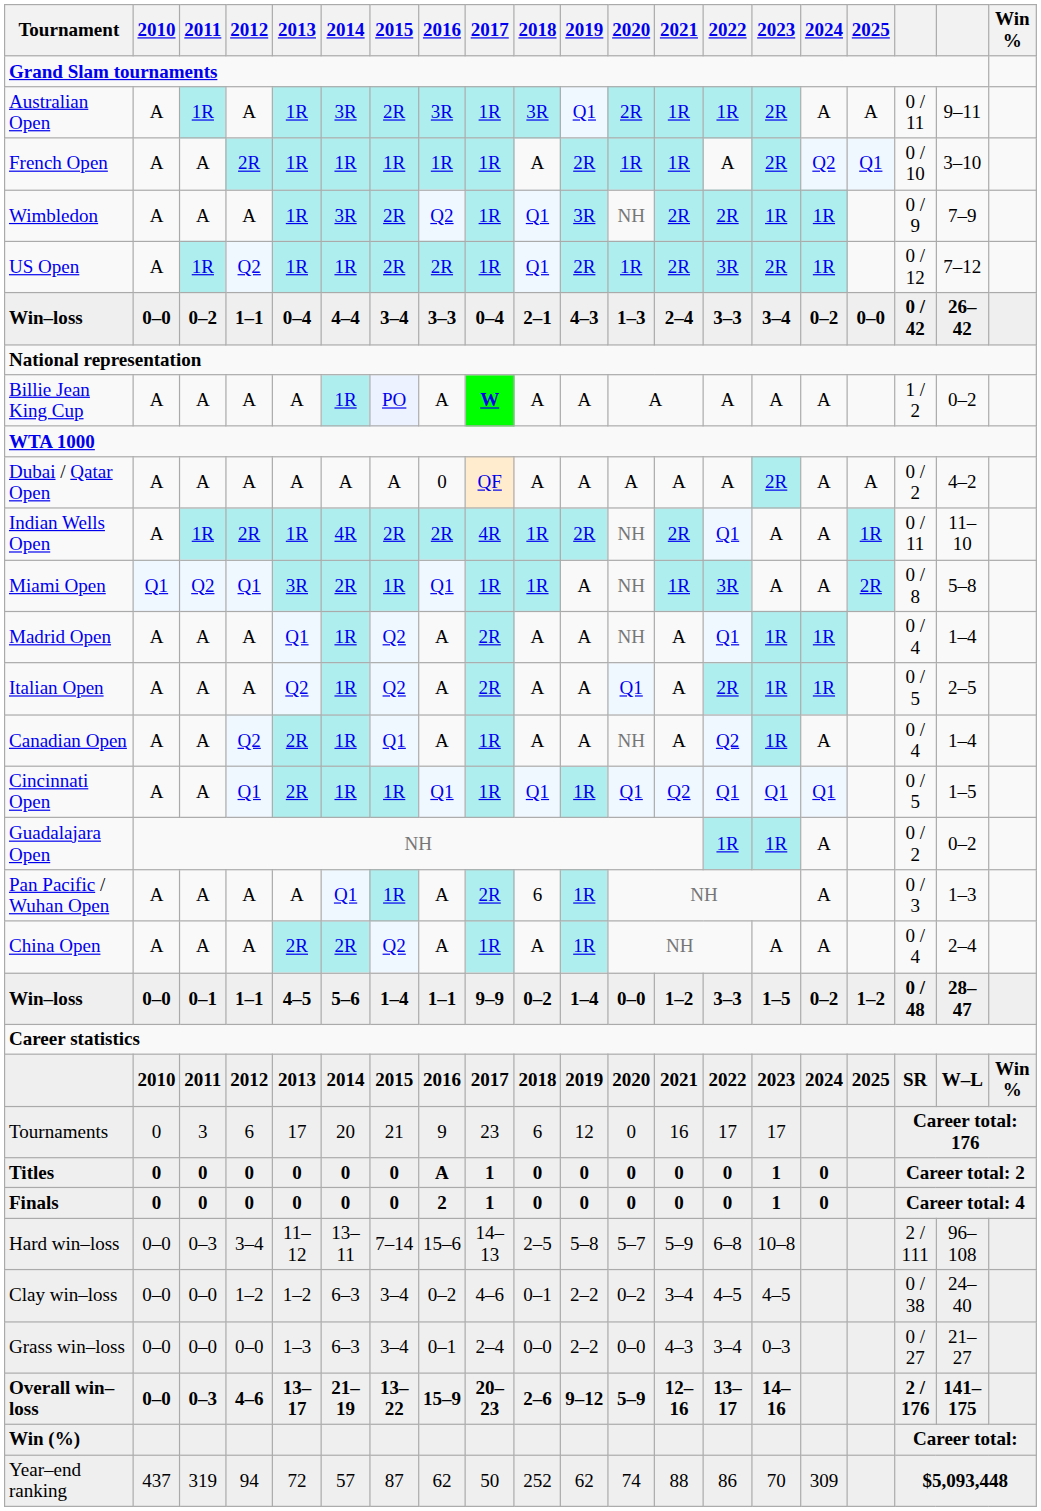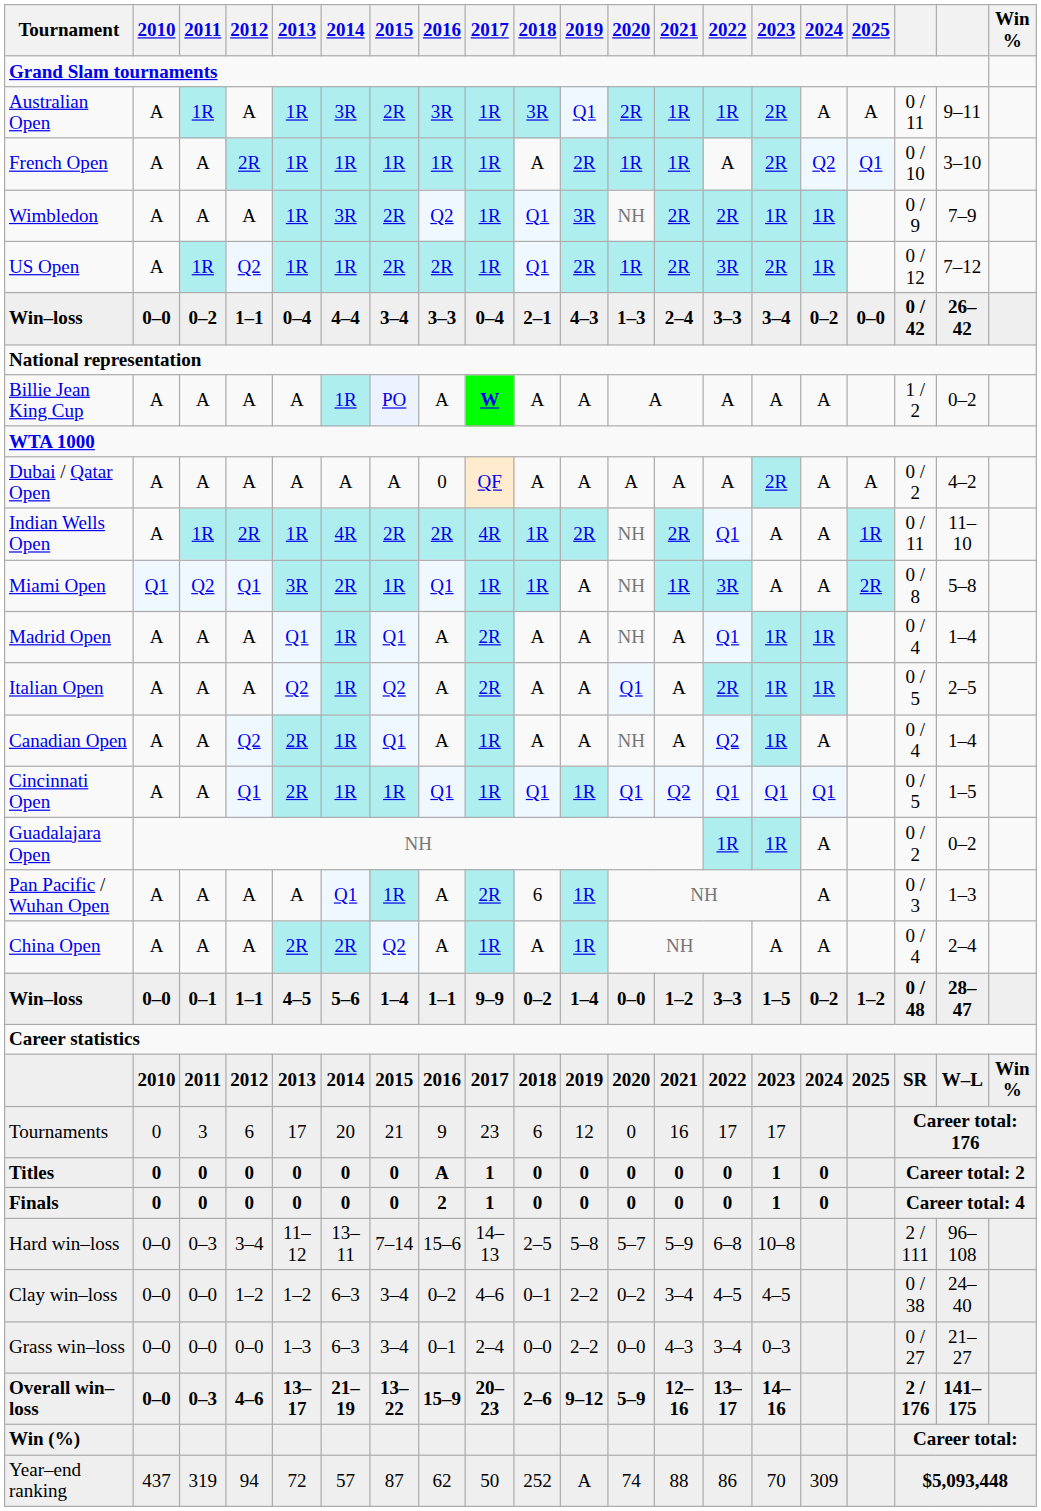(394, 637) Q2 -> (394, 637) Q1
(584, 1480) 62 -> (584, 1480) A
